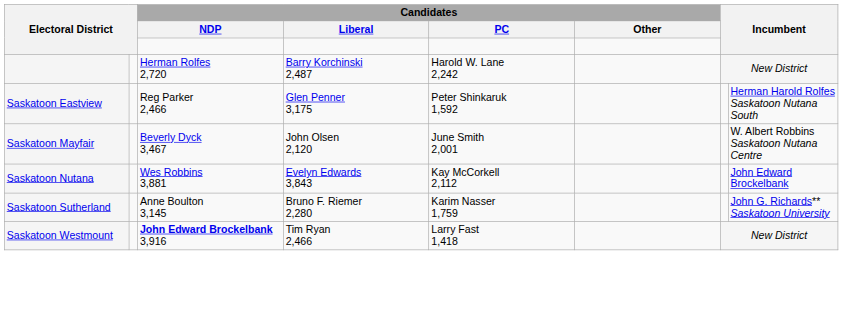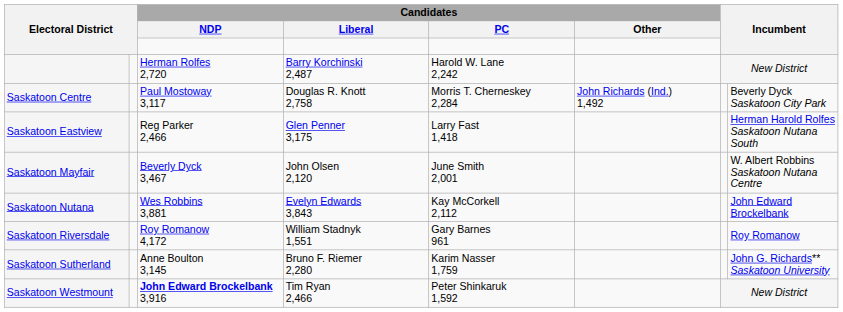+ row: (49, 97)
(469, 103) Peter Shinkaruk 1,592 -> (455, 132) Larry Fast 1,418
+ row: (58, 235)
(455, 235) Larry Fast 1,418 -> (469, 293) Peter Shinkaruk 1,592
